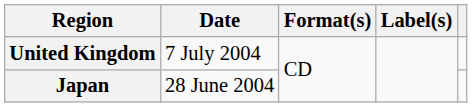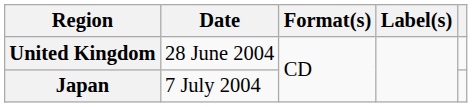(213, 53) 7 July 2004 -> (220, 53) 28 June 2004
(220, 85) 28 June 2004 -> (213, 85) 7 July 2004
